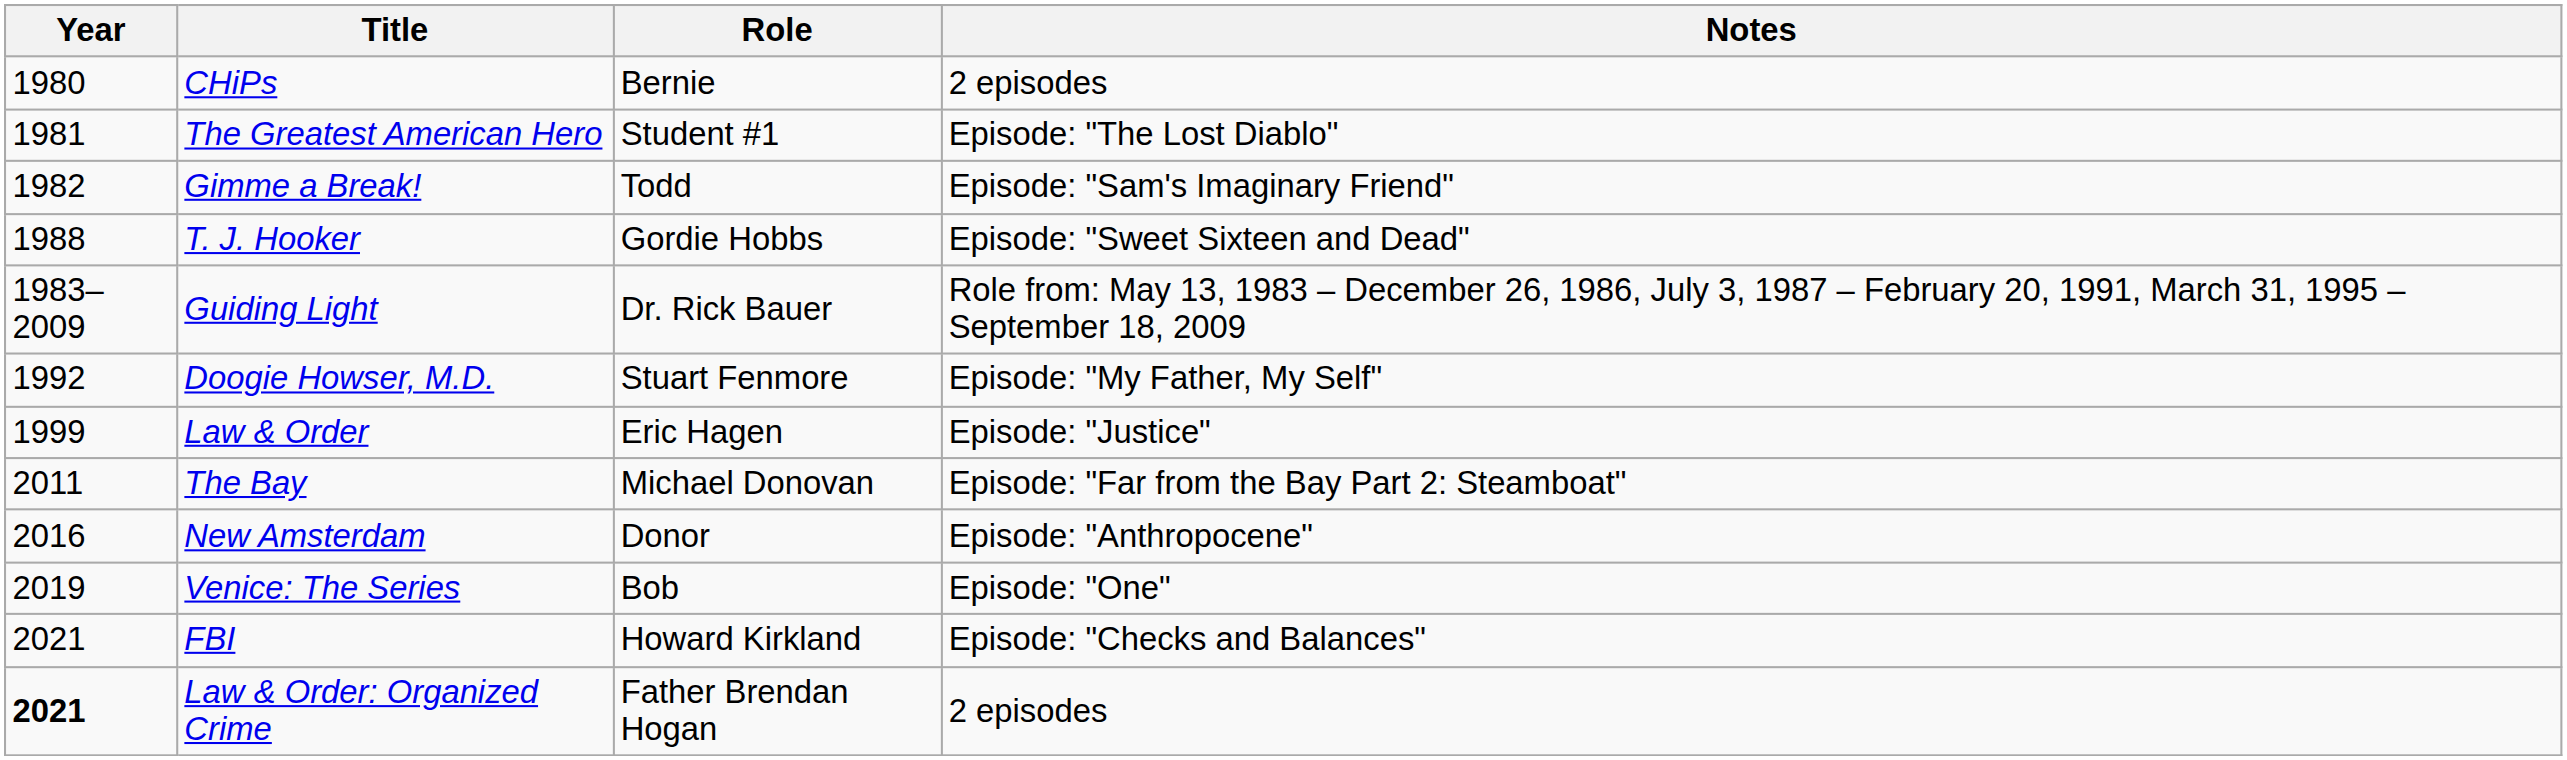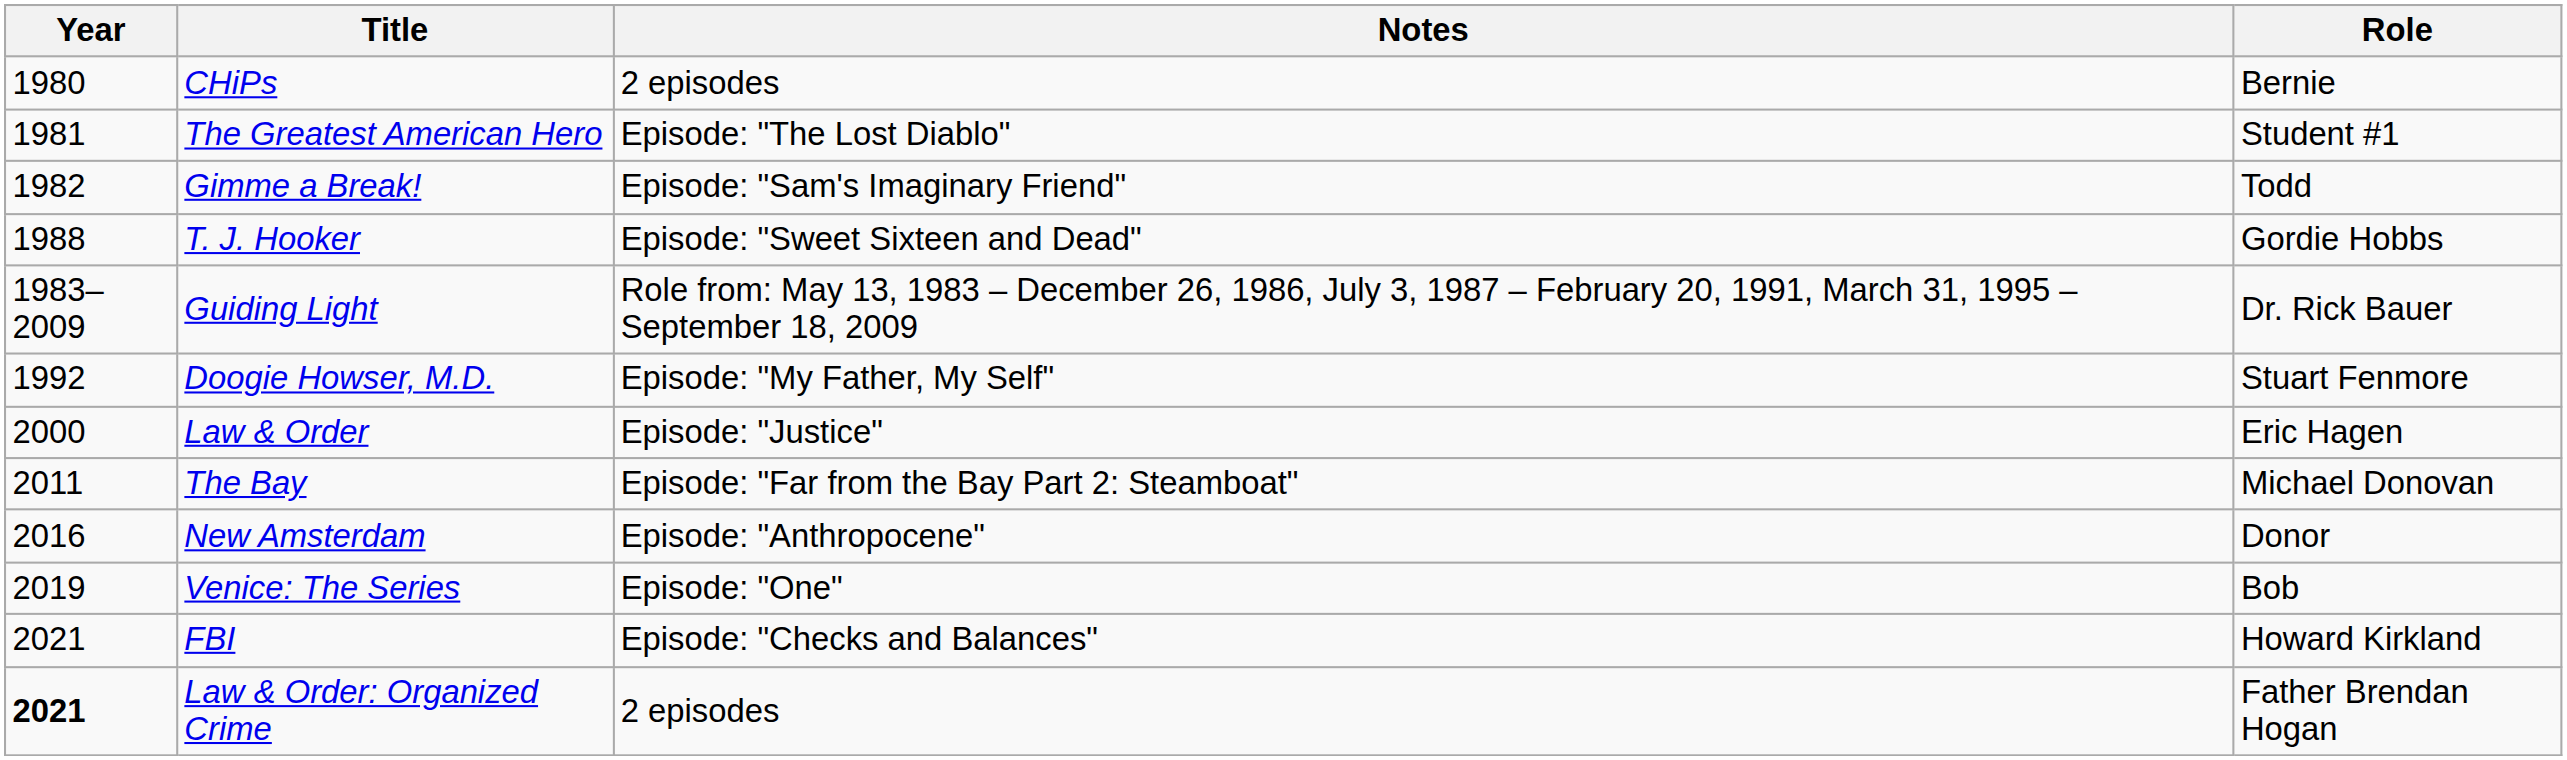columns swapped: (777, 30) <-> (1751, 30)
(49, 431) 1999 -> (49, 431) 2000
